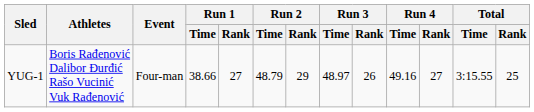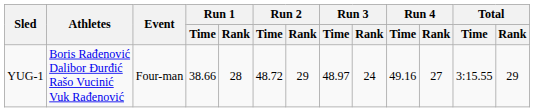(236, 76) 27 -> (236, 76) 28
(269, 76) 48.79 -> (269, 76) 48.72
(369, 76) 26 -> (369, 76) 24
(512, 76) 25 -> (512, 76) 29
